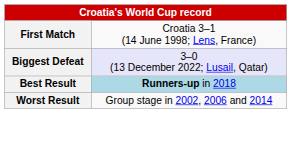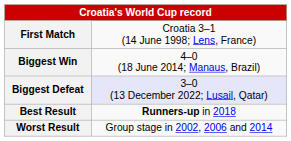+ row: (48, 62)
(189, 84) lightblue background -> (189, 112) no background
